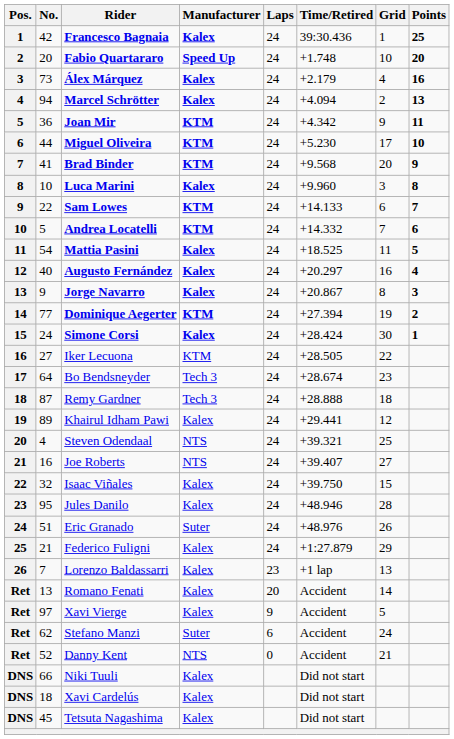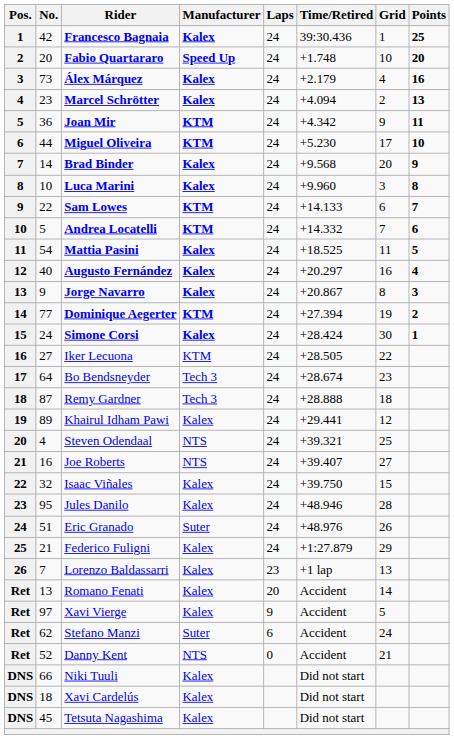(46, 100) 94 -> (46, 100) 23
(46, 164) 41 -> (46, 164) 14
(198, 164) KTM -> (199, 164) Kalex
